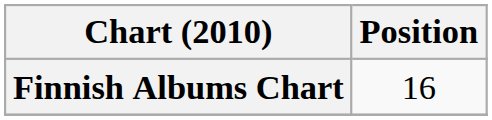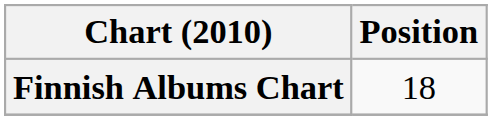(419, 86) 16 -> (419, 86) 18
